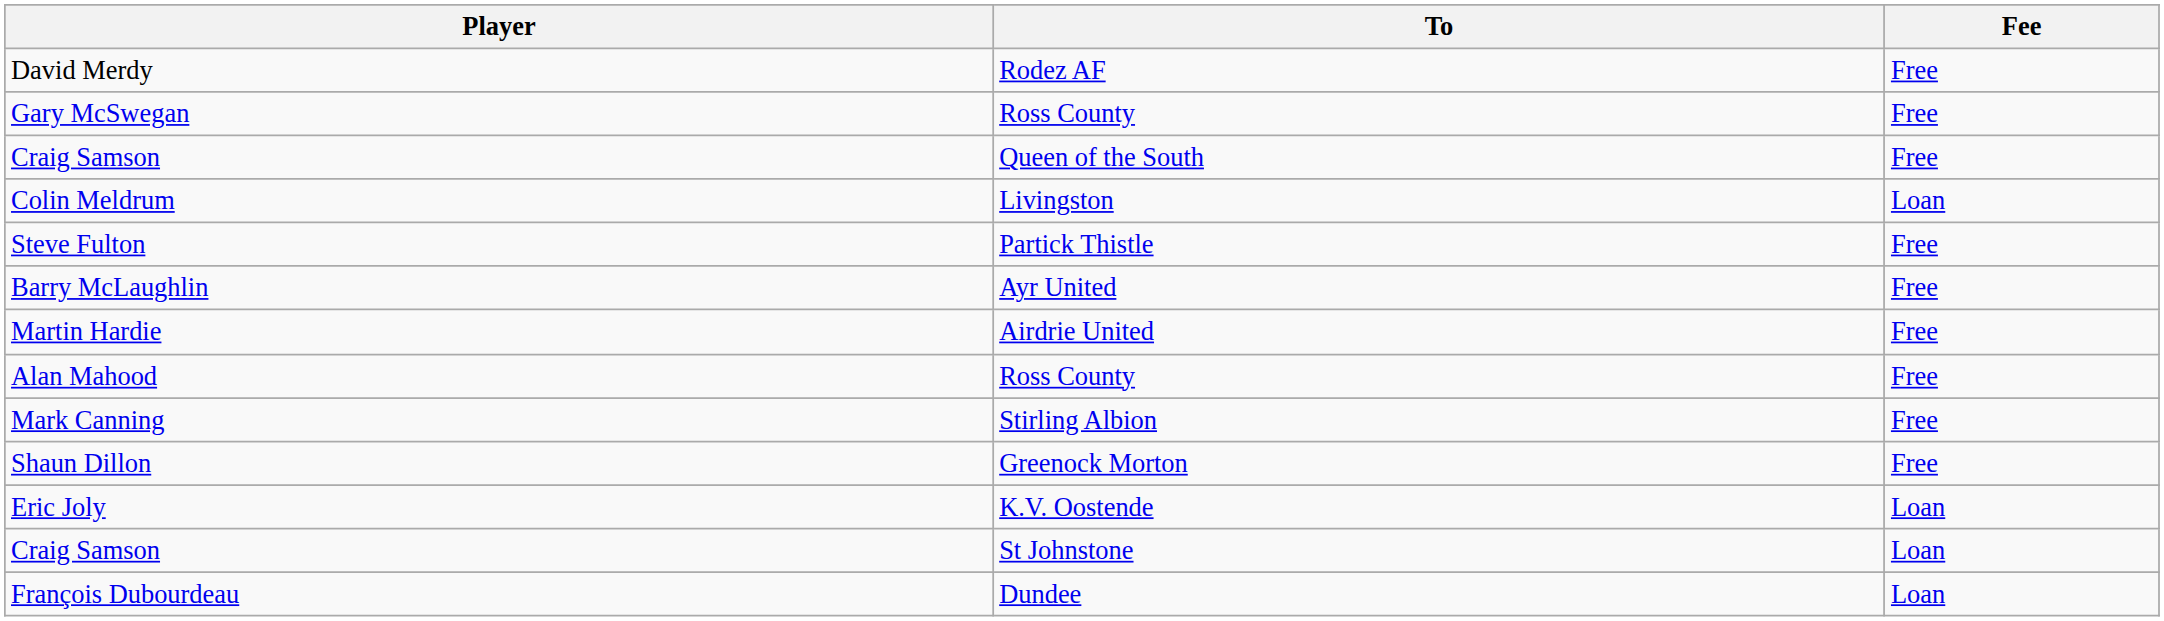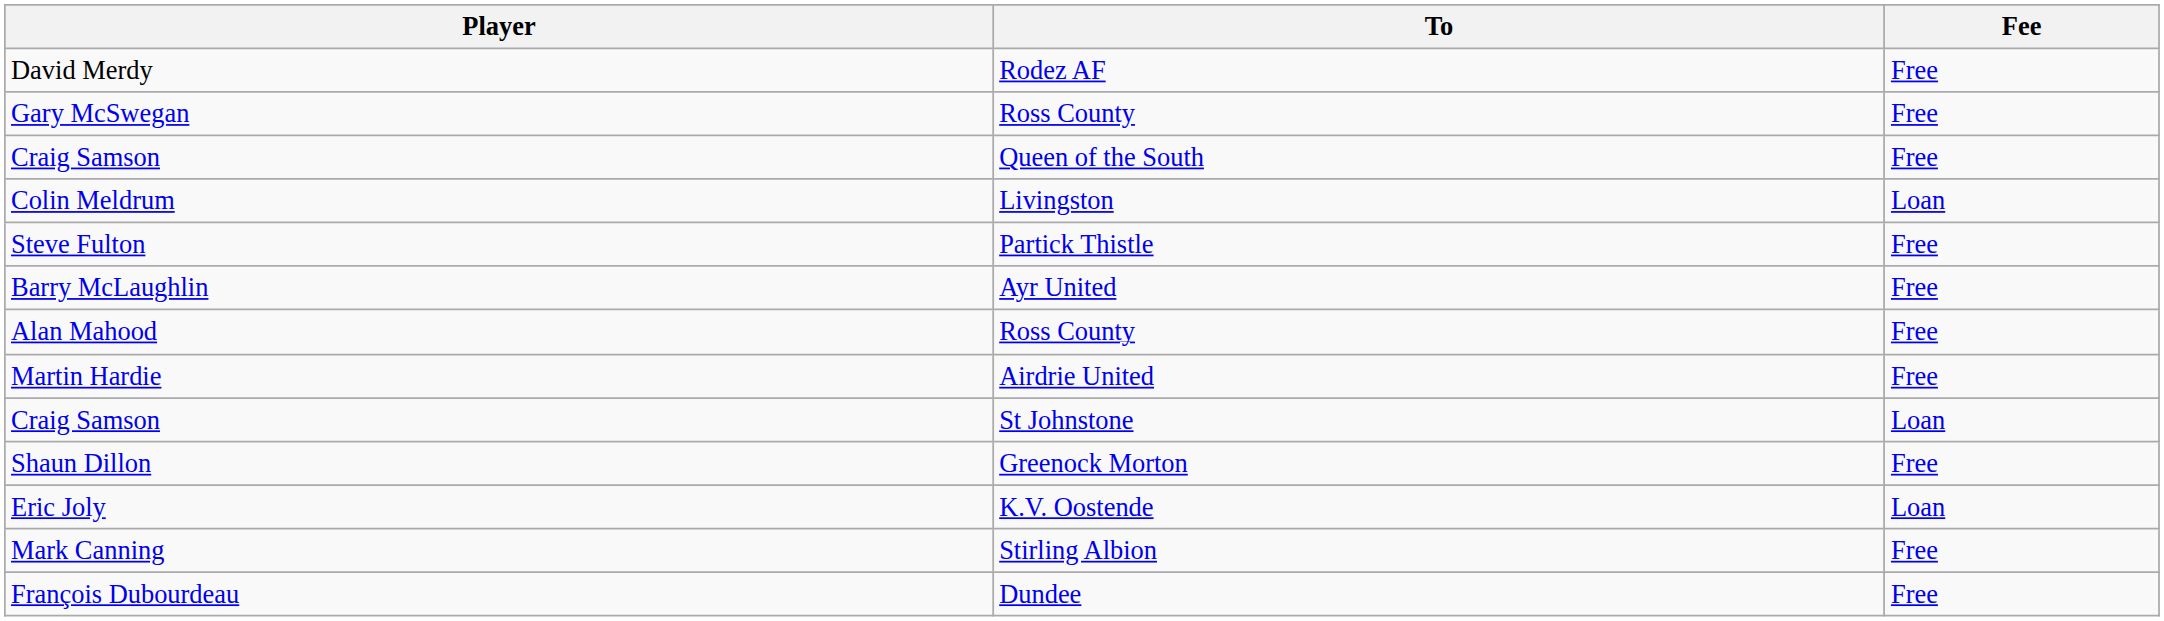rows swapped: (86, 331) <-> (84, 375)
rows swapped: (86, 549) <-> (88, 418)
(1918, 593) Loan -> (1914, 593) Free
